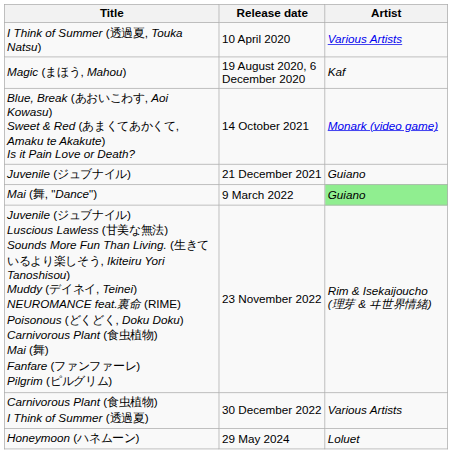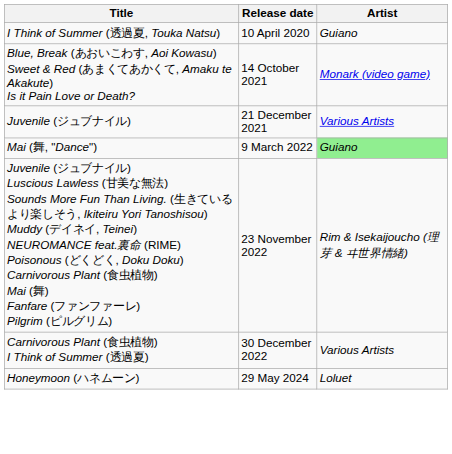(365, 39) Various Artists -> (339, 33) Guiano
- row: (67, 72)
(347, 174) Guiano -> (357, 121) Various Artists
